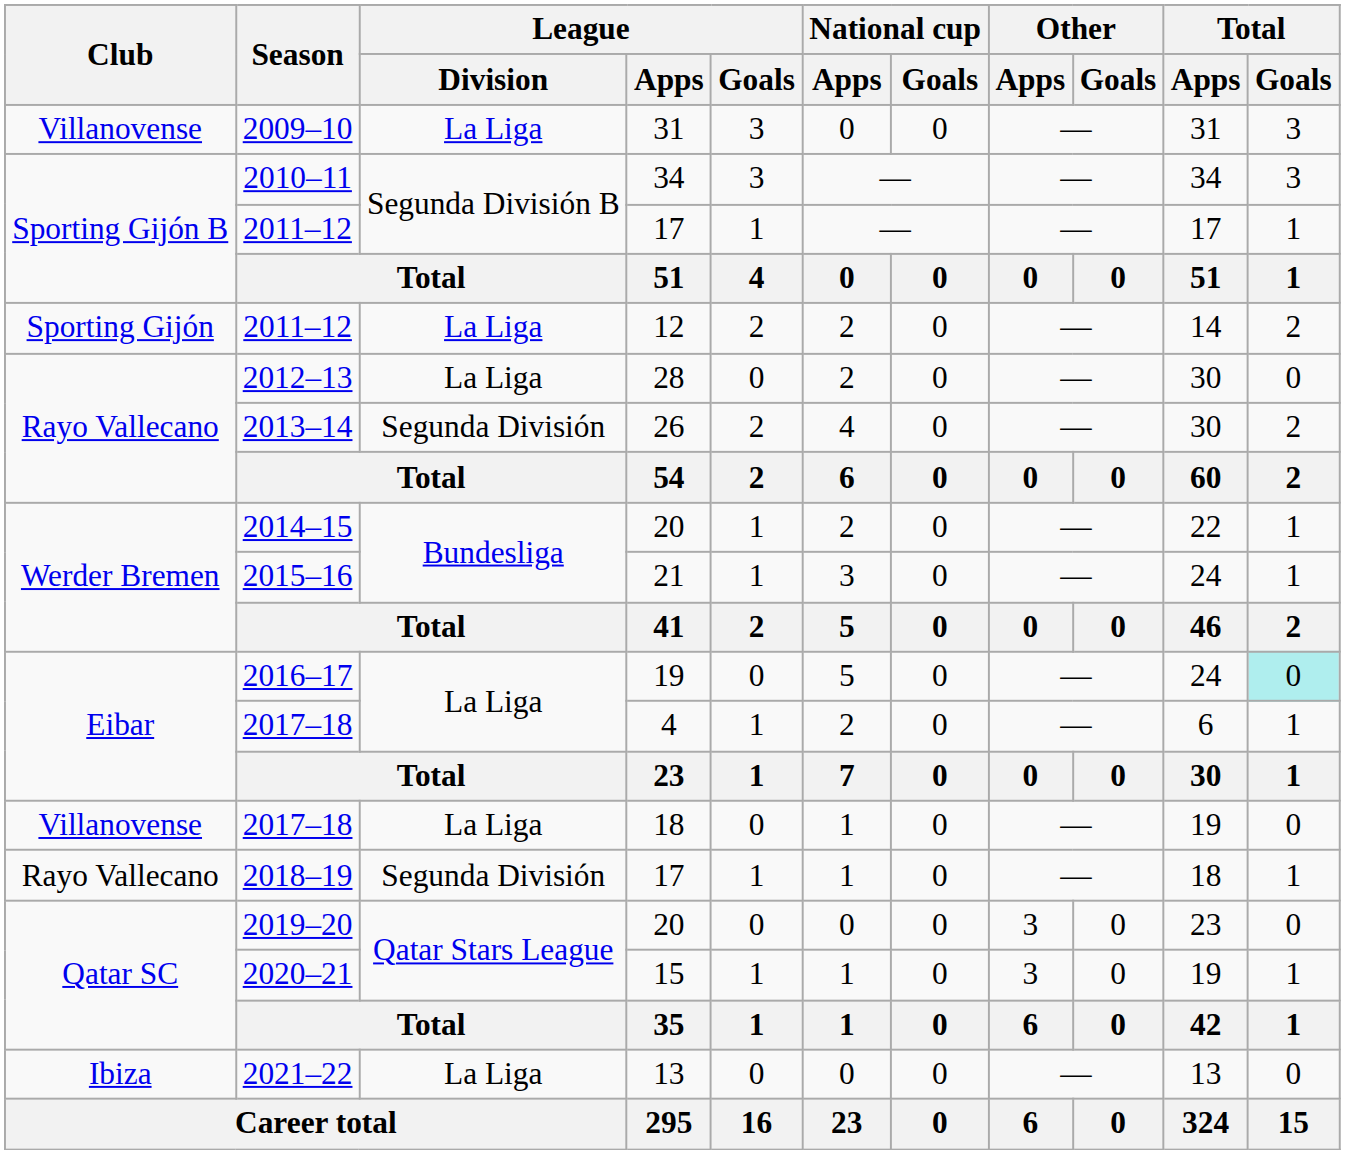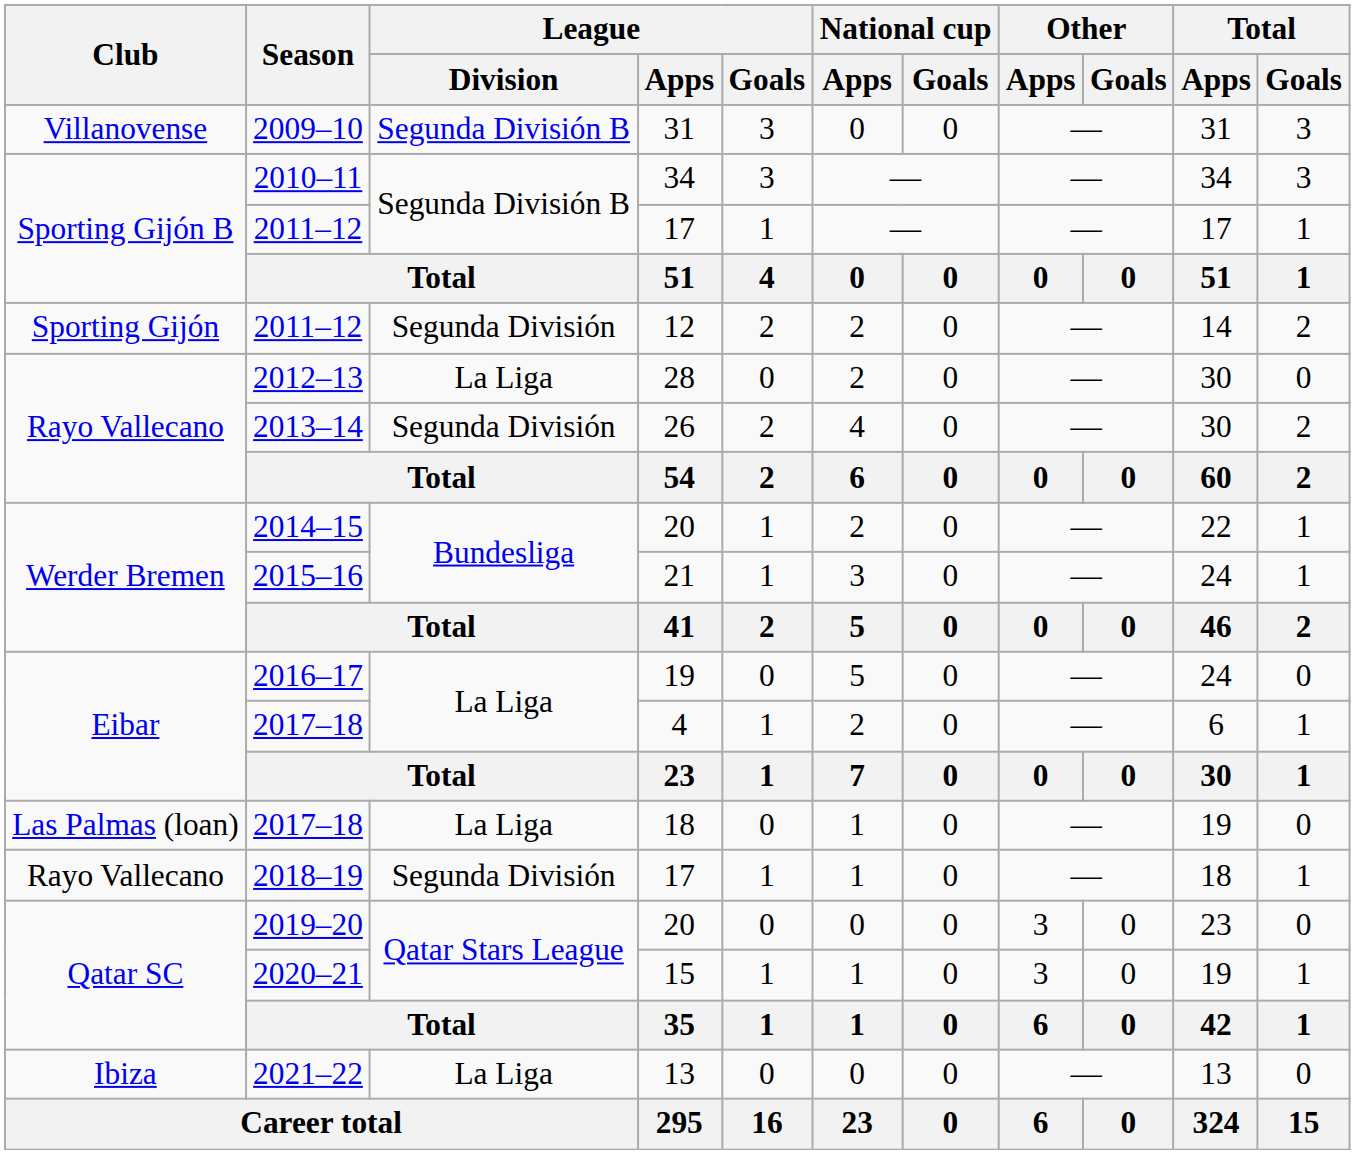(493, 128) La Liga -> (504, 128) Segunda División B
(493, 327) La Liga -> (504, 327) Segunda División
(1293, 675) paleturquoise background -> (1304, 675) no background
(120, 825) Villanovense -> (125, 825) Las Palmas (loan)
